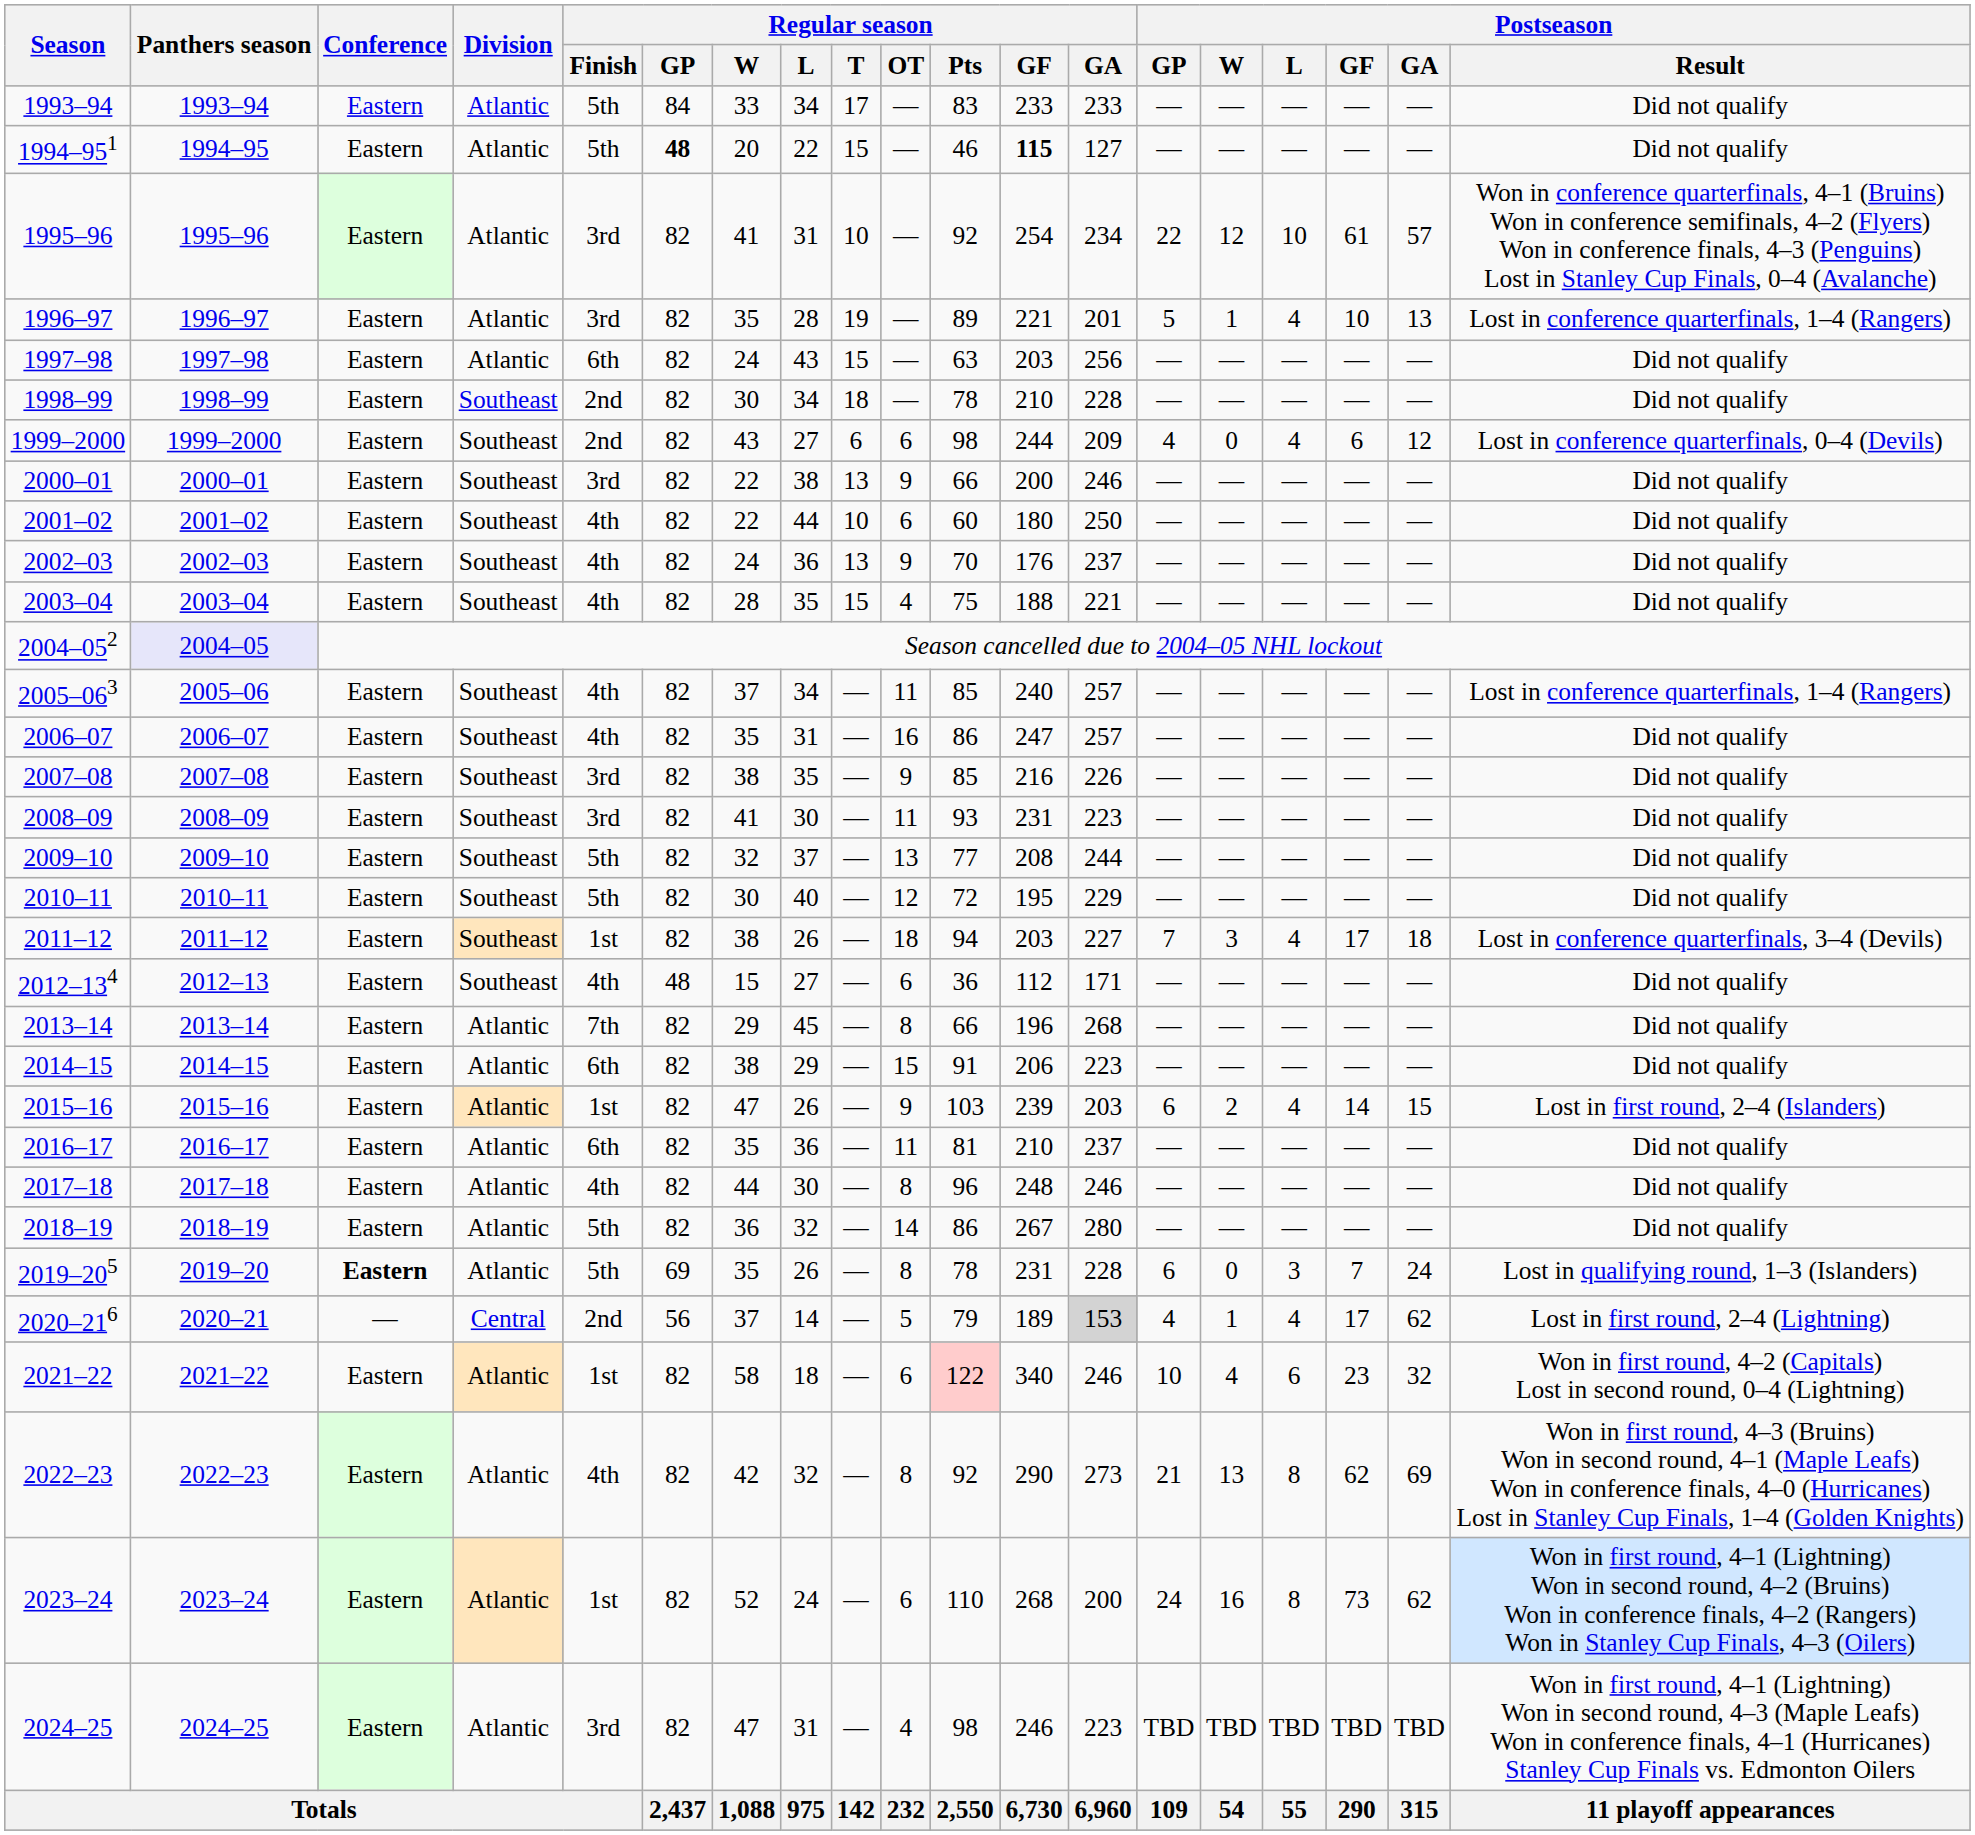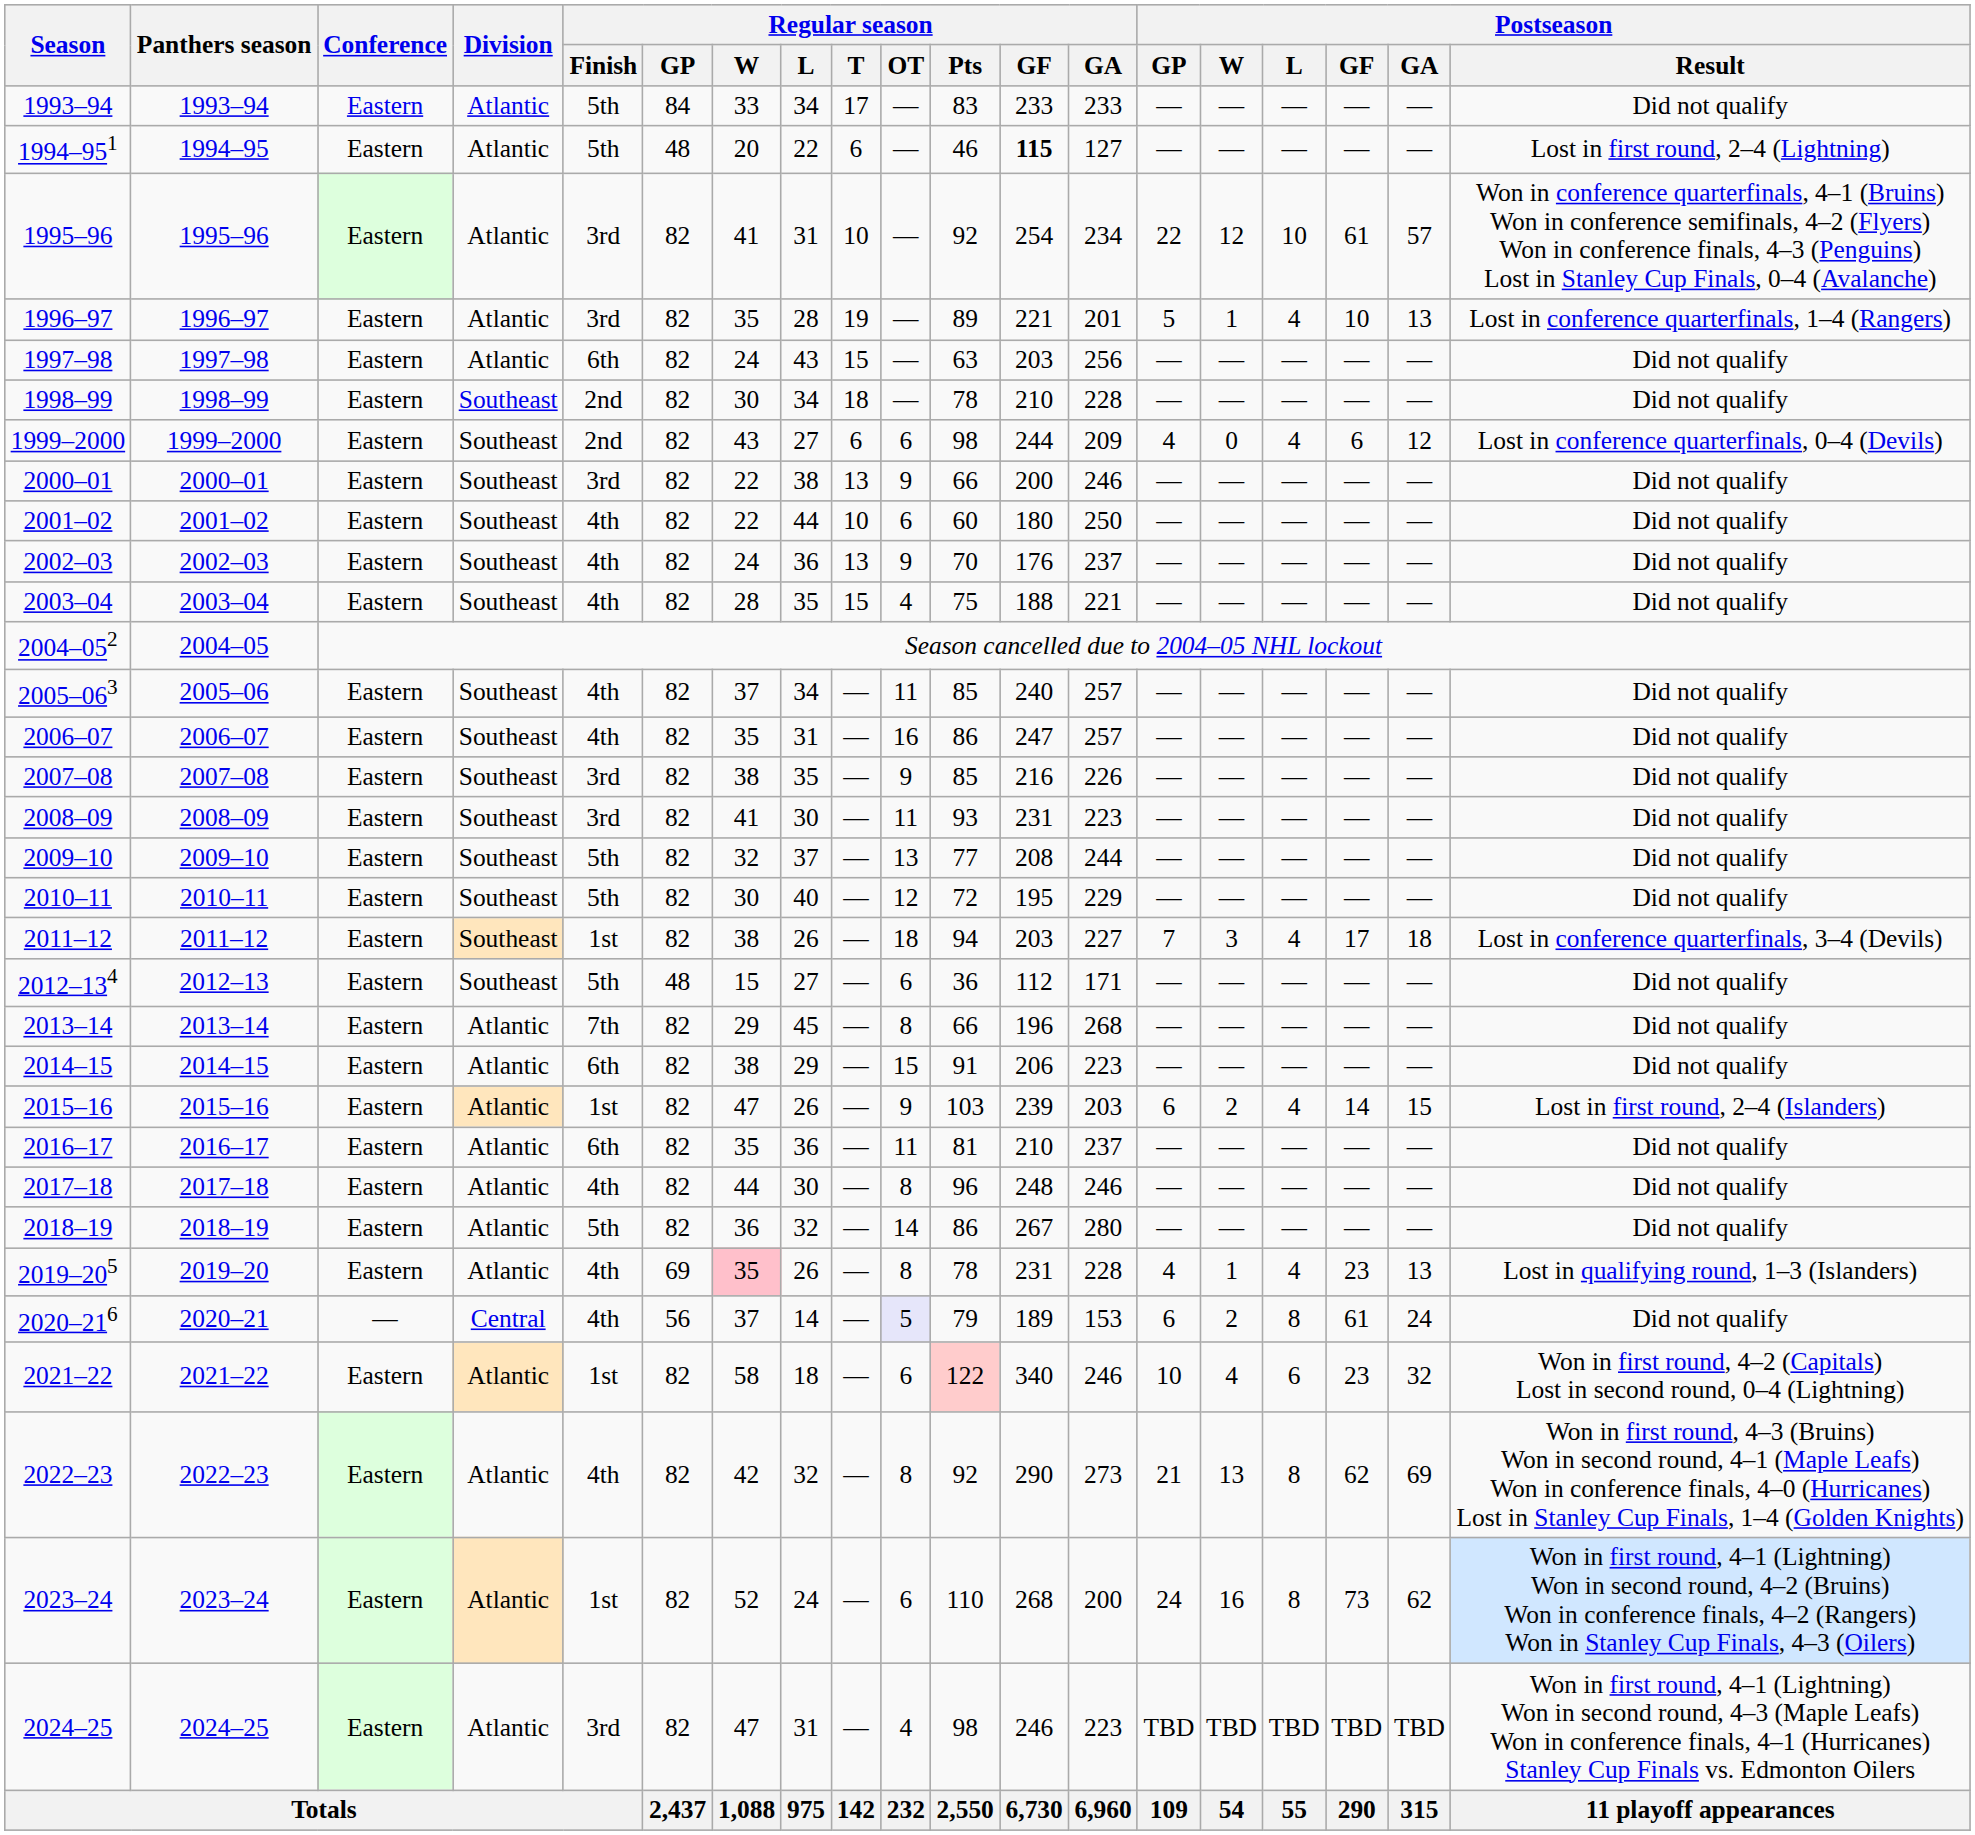(678, 149) bold -> (678, 149) normal
(856, 149) 15 -> (856, 149) 6
(1710, 149) Did not qualify -> (1710, 149) Lost in first round, 2–4 (Lightning)
(224, 645) lavender background -> (224, 645) no background
(1710, 692) Lost in conference quarterfinals, 1–4 (Rangers) -> (1710, 692) Did not qualify
(603, 981) 4th -> (603, 981) 5th
(385, 1271) bold -> (385, 1271) normal
(603, 1271) 5th -> (603, 1271) 4th
(747, 1271) no background -> (747, 1271) pink background
(1169, 1271) 6 -> (1169, 1271) 4
(1232, 1271) 0 -> (1232, 1271) 1
(1294, 1271) 3 -> (1294, 1271) 4
(1357, 1271) 7 -> (1357, 1271) 23
(1419, 1271) 24 -> (1419, 1271) 13
(603, 1318) 2nd -> (603, 1318) 4th
(906, 1318) no background -> (906, 1318) lavender background
(1103, 1318) lightgrey background -> (1103, 1318) no background
(1169, 1318) 4 -> (1169, 1318) 6
(1232, 1318) 1 -> (1232, 1318) 2
(1294, 1318) 4 -> (1294, 1318) 8
(1357, 1318) 17 -> (1357, 1318) 61
(1419, 1318) 62 -> (1419, 1318) 24
(1710, 1318) Lost in first round, 2–4 (Lightning) -> (1710, 1318) Did not qualify
